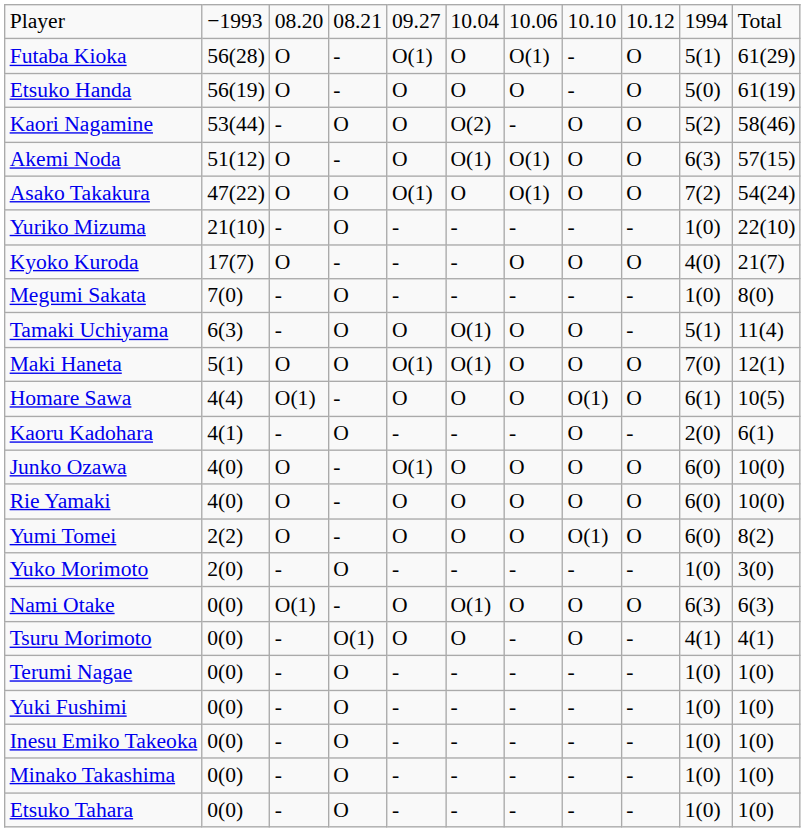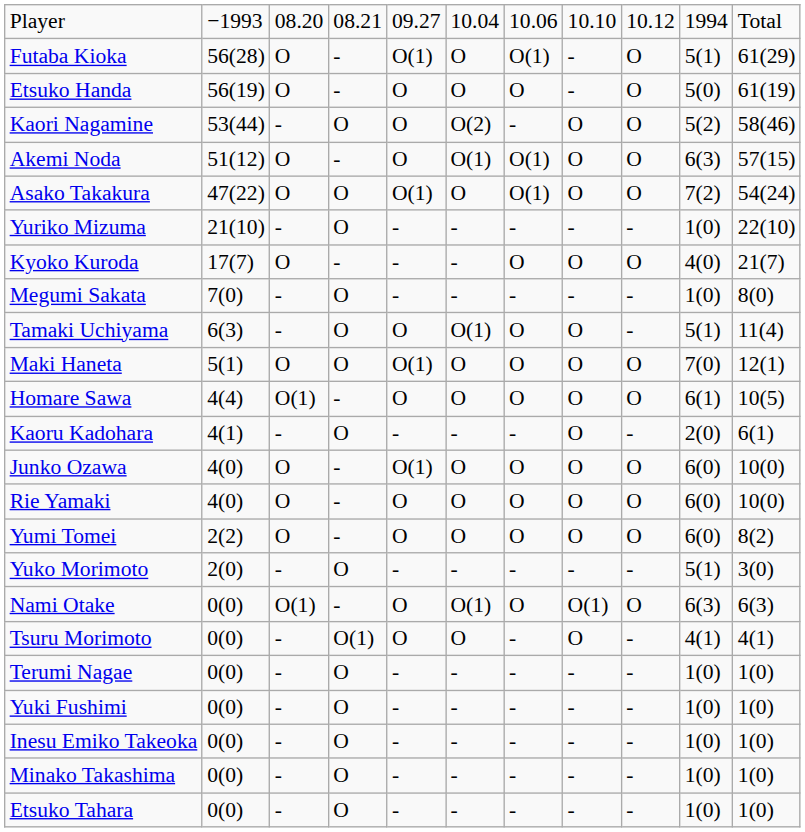(471, 364) O(1) -> (458, 364) O
(588, 398) O(1) -> (575, 398) O
(588, 535) O(1) -> (575, 535) O
(703, 569) 1(0) -> (703, 569) 5(1)
(575, 603) O -> (588, 603) O(1)
